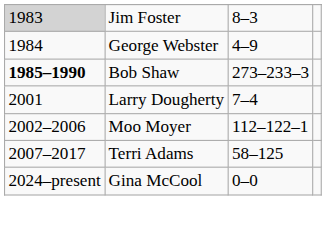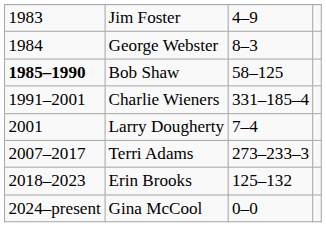(26, 18) lightgrey background -> (26, 18) no background
(245, 18) 8–3 -> (245, 18) 4–9
(245, 45) 4–9 -> (245, 45) 8–3
(271, 72) 273–233–3 -> (258, 72) 58–125
+ row: (164, 99)
- row: (150, 126)
(258, 153) 58–125 -> (271, 153) 273–233–3
+ row: (150, 180)
